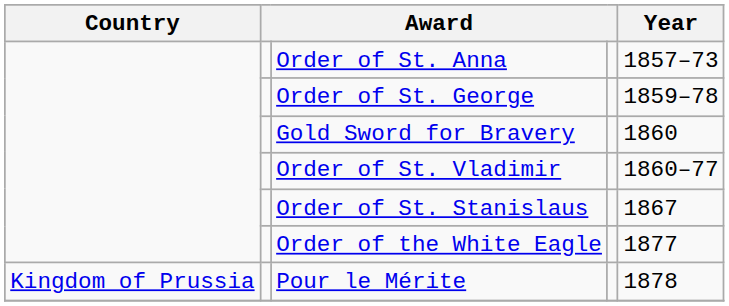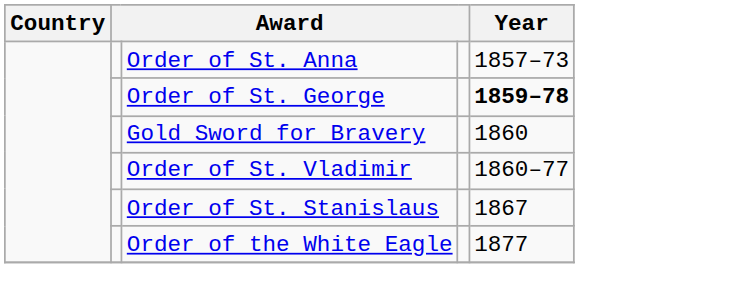(671, 97) normal -> (522, 97) bold
- row: (371, 281)
